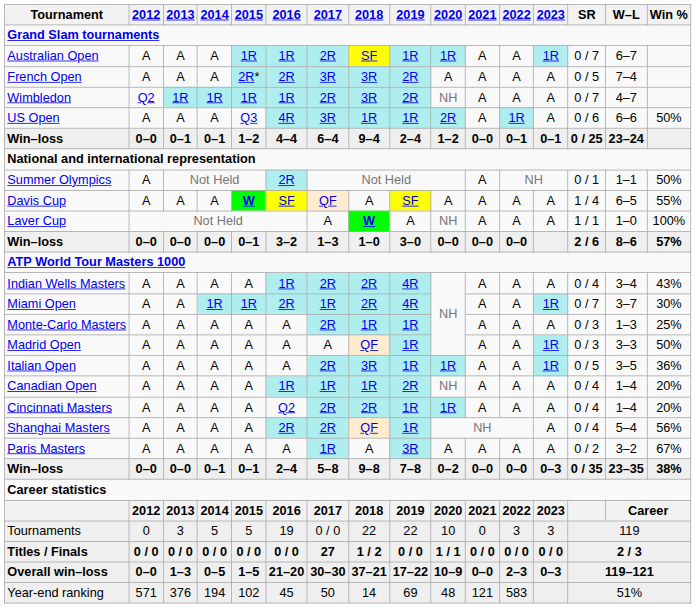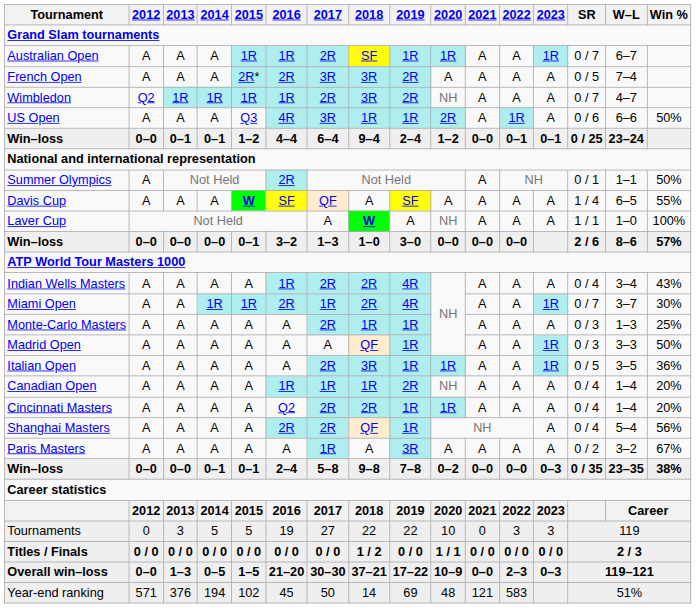(328, 530) 0 / 0 -> (328, 530) 27
(328, 551) 27 -> (328, 551) 0 / 0
